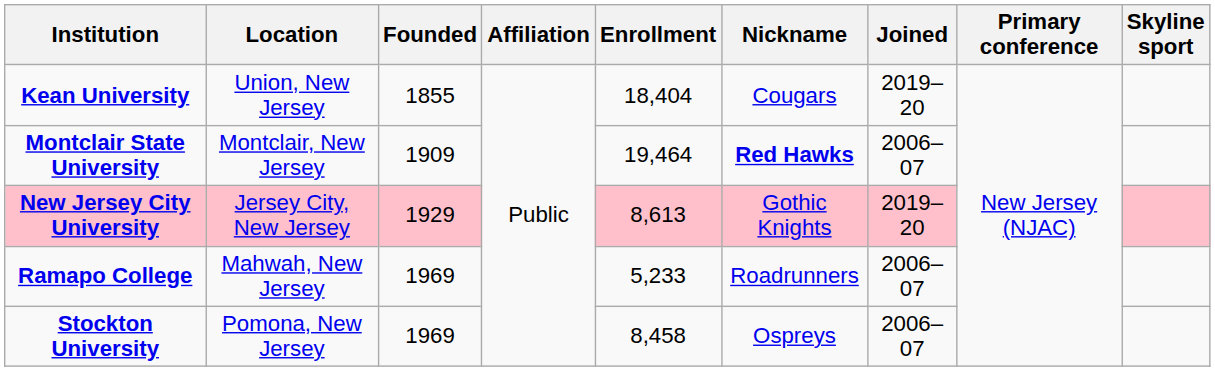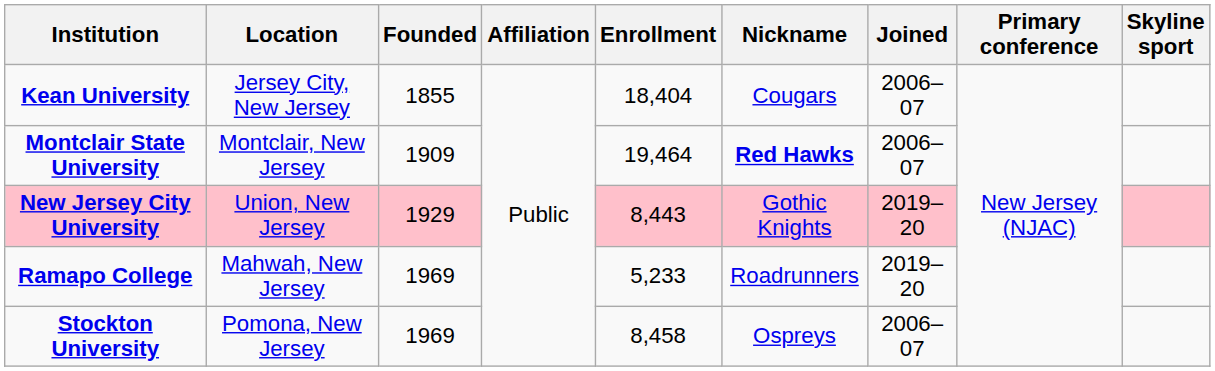(292, 94) Union, New Jersey -> (292, 94) Jersey City, New Jersey
(912, 94) 2019–20 -> (912, 94) 2006–07
(292, 215) Jersey City, New Jersey -> (292, 215) Union, New Jersey
(658, 215) 8,613 -> (658, 215) 8,443
(912, 275) 2006–07 -> (912, 275) 2019–20
